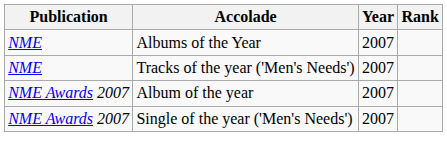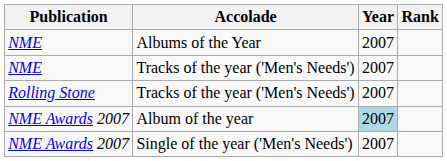+ row: (52, 93)
(378, 93) no background -> (378, 118) lightblue background
